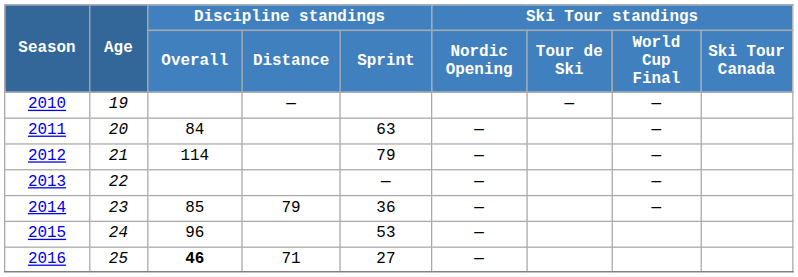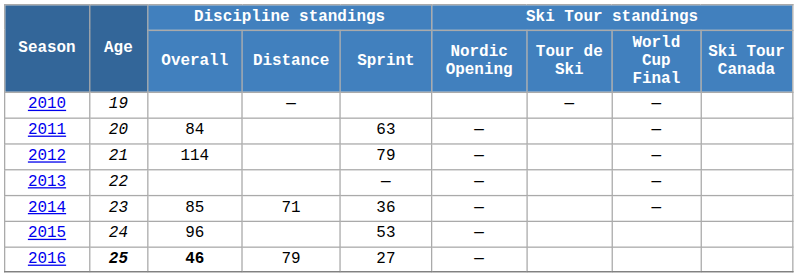(291, 208) 79 -> (291, 208) 71
(118, 260) normal -> (118, 260) bold
(291, 260) 71 -> (291, 260) 79
